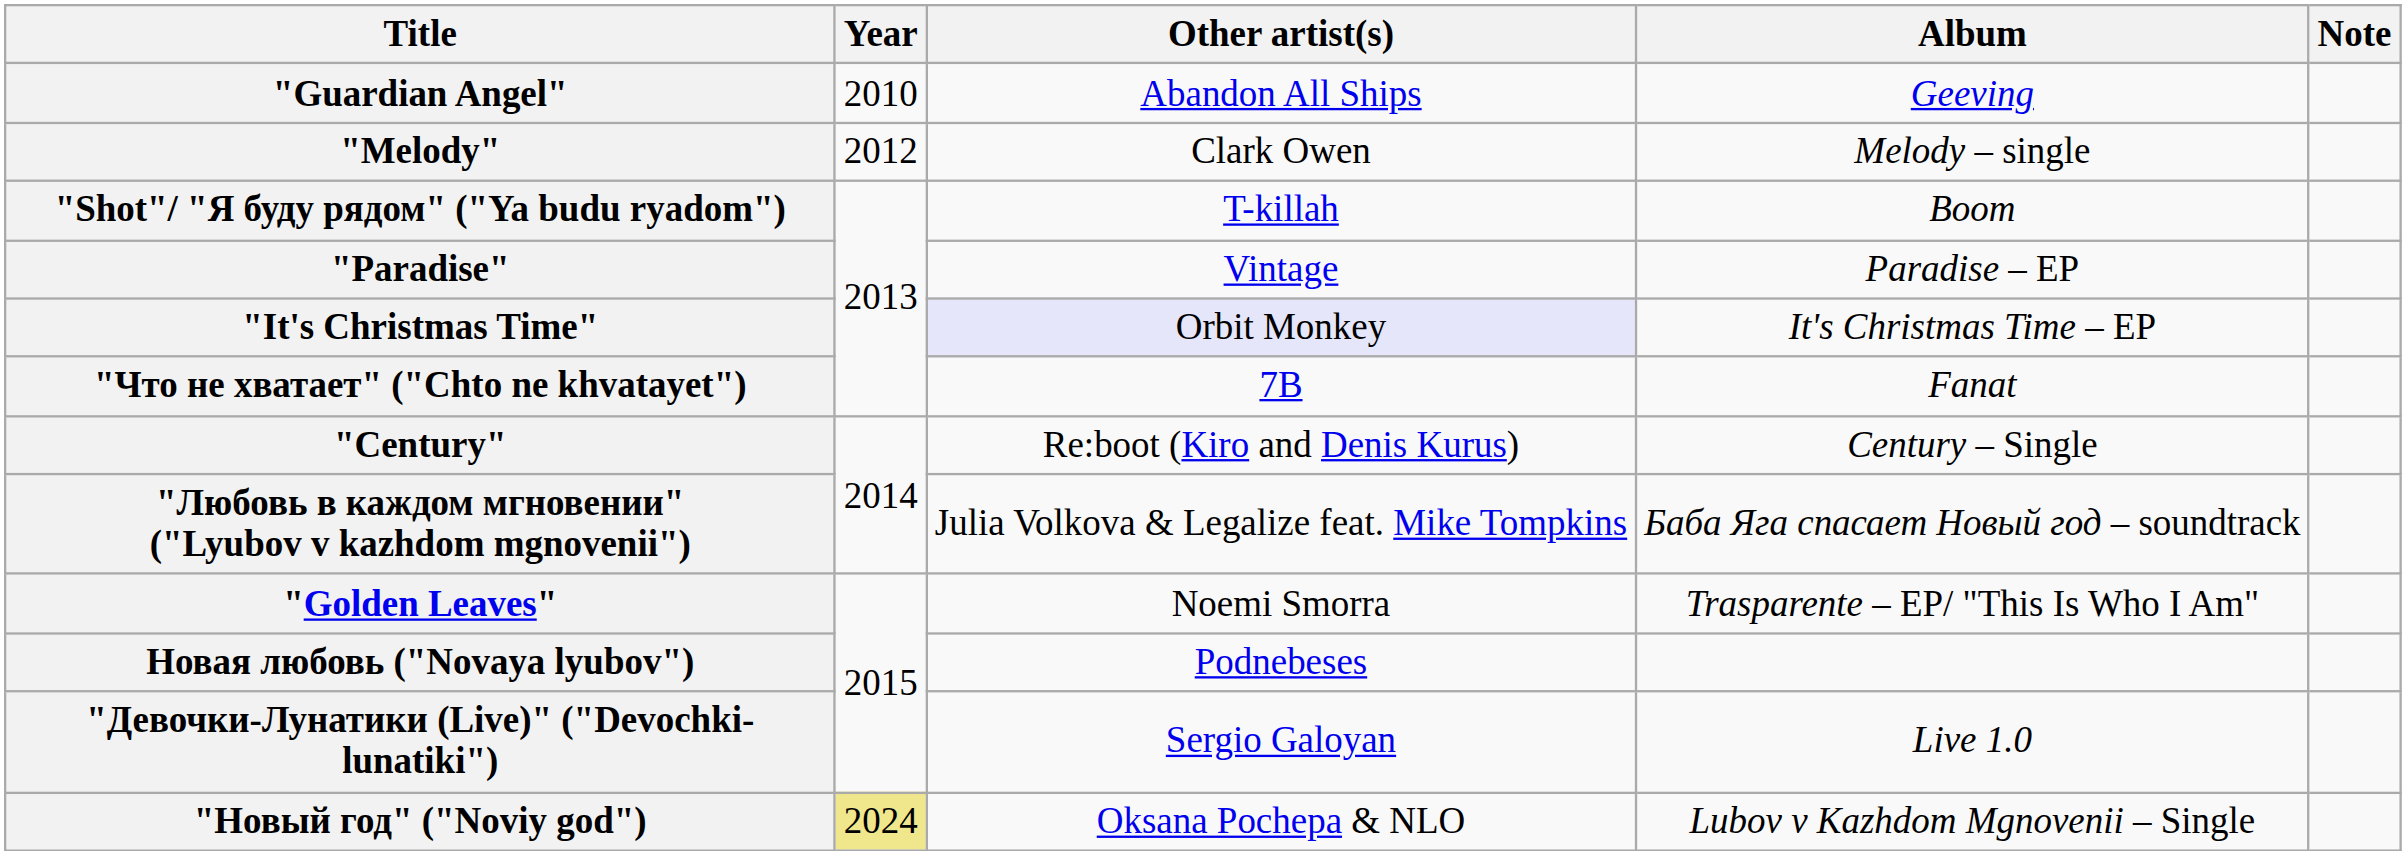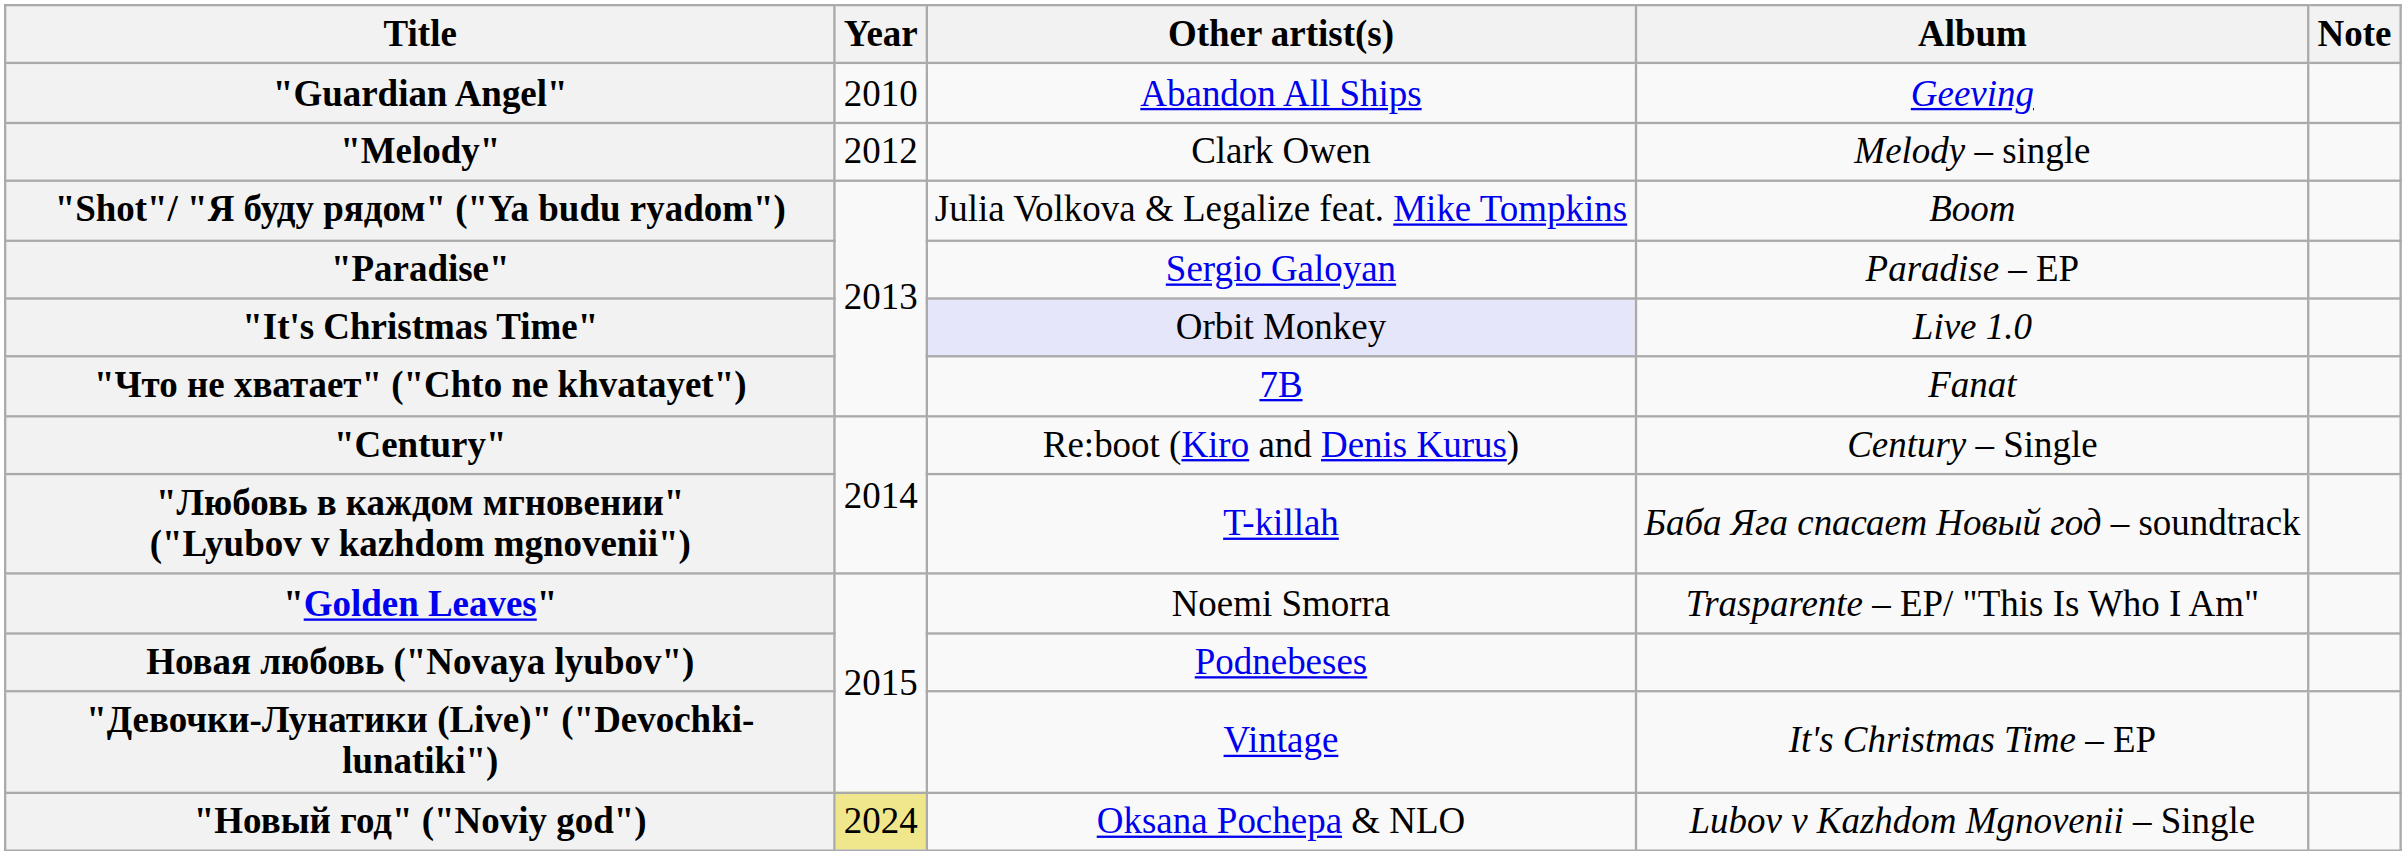(1281, 209) T-killah -> (1281, 209) Julia Volkova & Legalize feat. Mike Tompkins
(1281, 268) Vintage -> (1281, 268) Sergio Galoyan
(1972, 326) It's Christmas Time – EP -> (1972, 326) Live 1.0
(1281, 523) Julia Volkova & Legalize feat. Mike Tompkins -> (1281, 523) T-killah
(1281, 740) Sergio Galoyan -> (1281, 740) Vintage
(1972, 740) Live 1.0 -> (1972, 740) It's Christmas Time – EP
